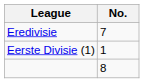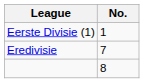rows swapped: (32, 31) <-> (51, 50)
